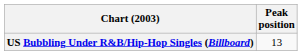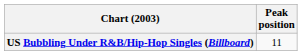(277, 42) 13 -> (277, 42) 11
